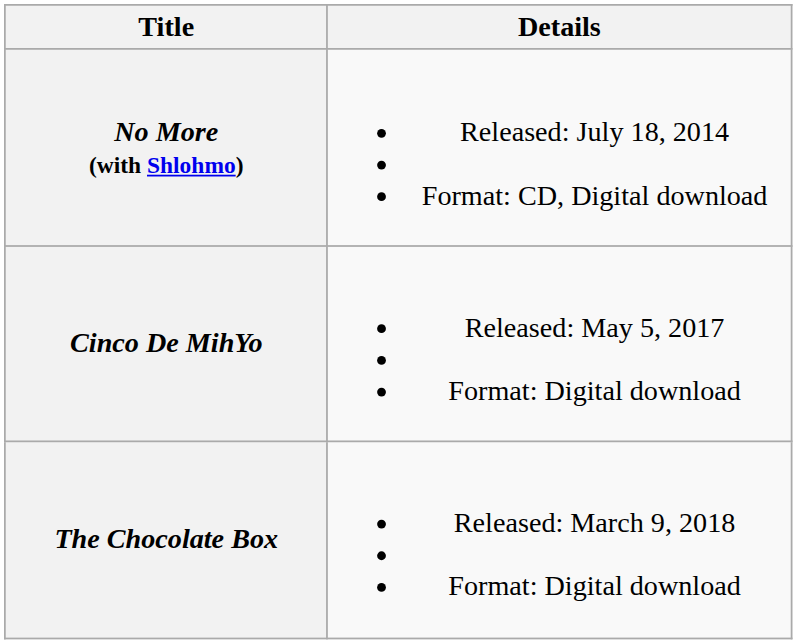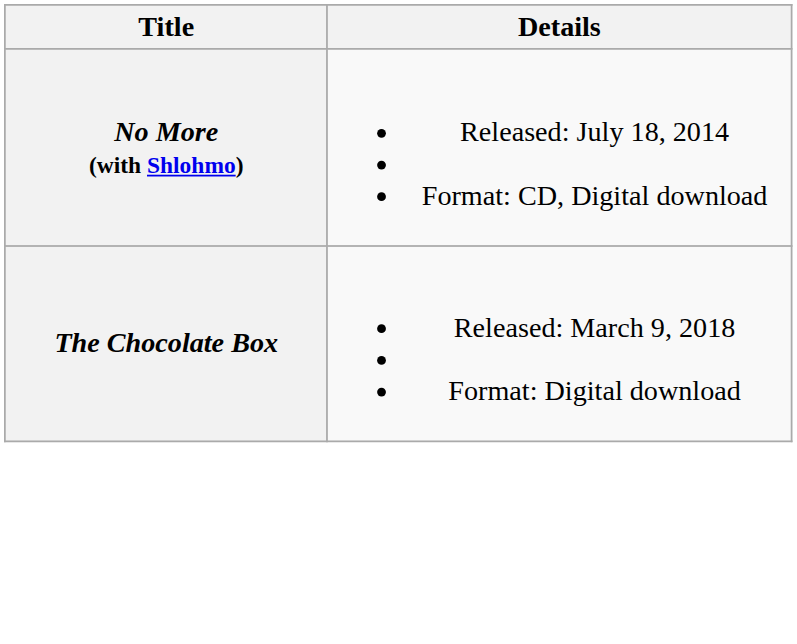- row: (166, 343)
